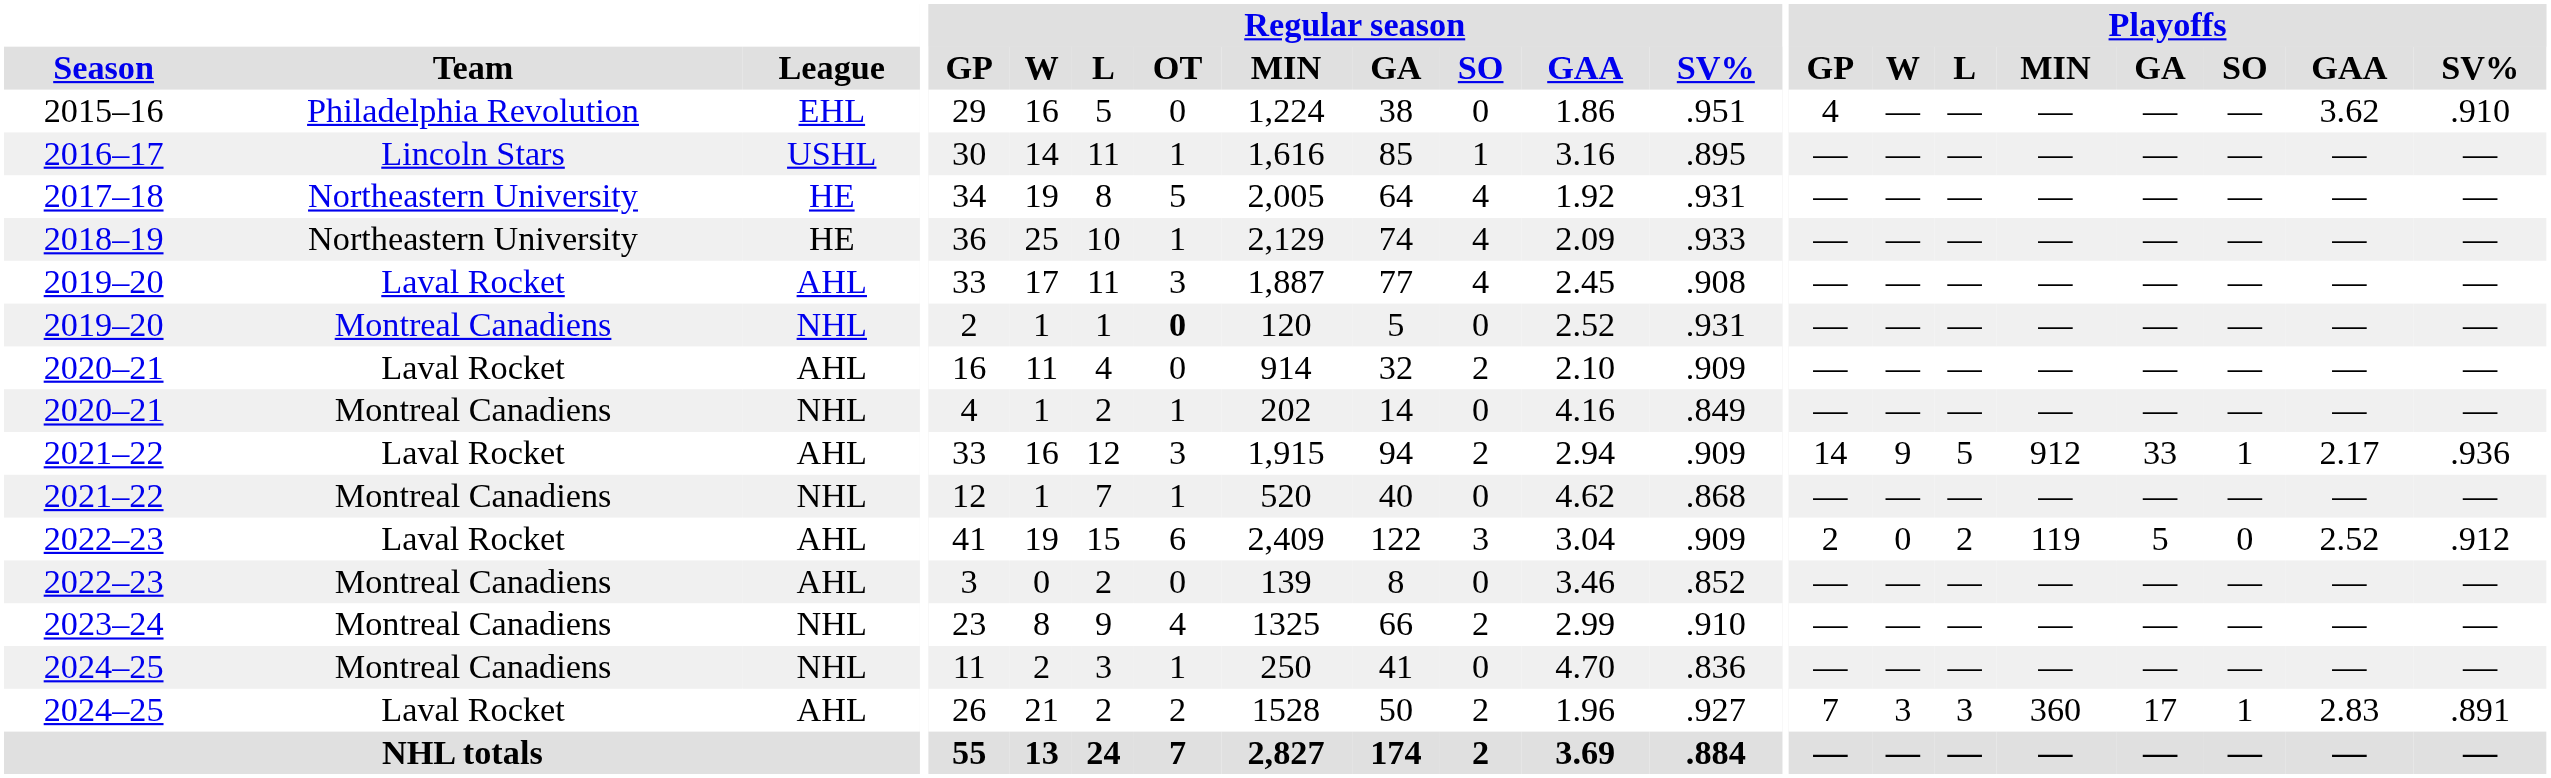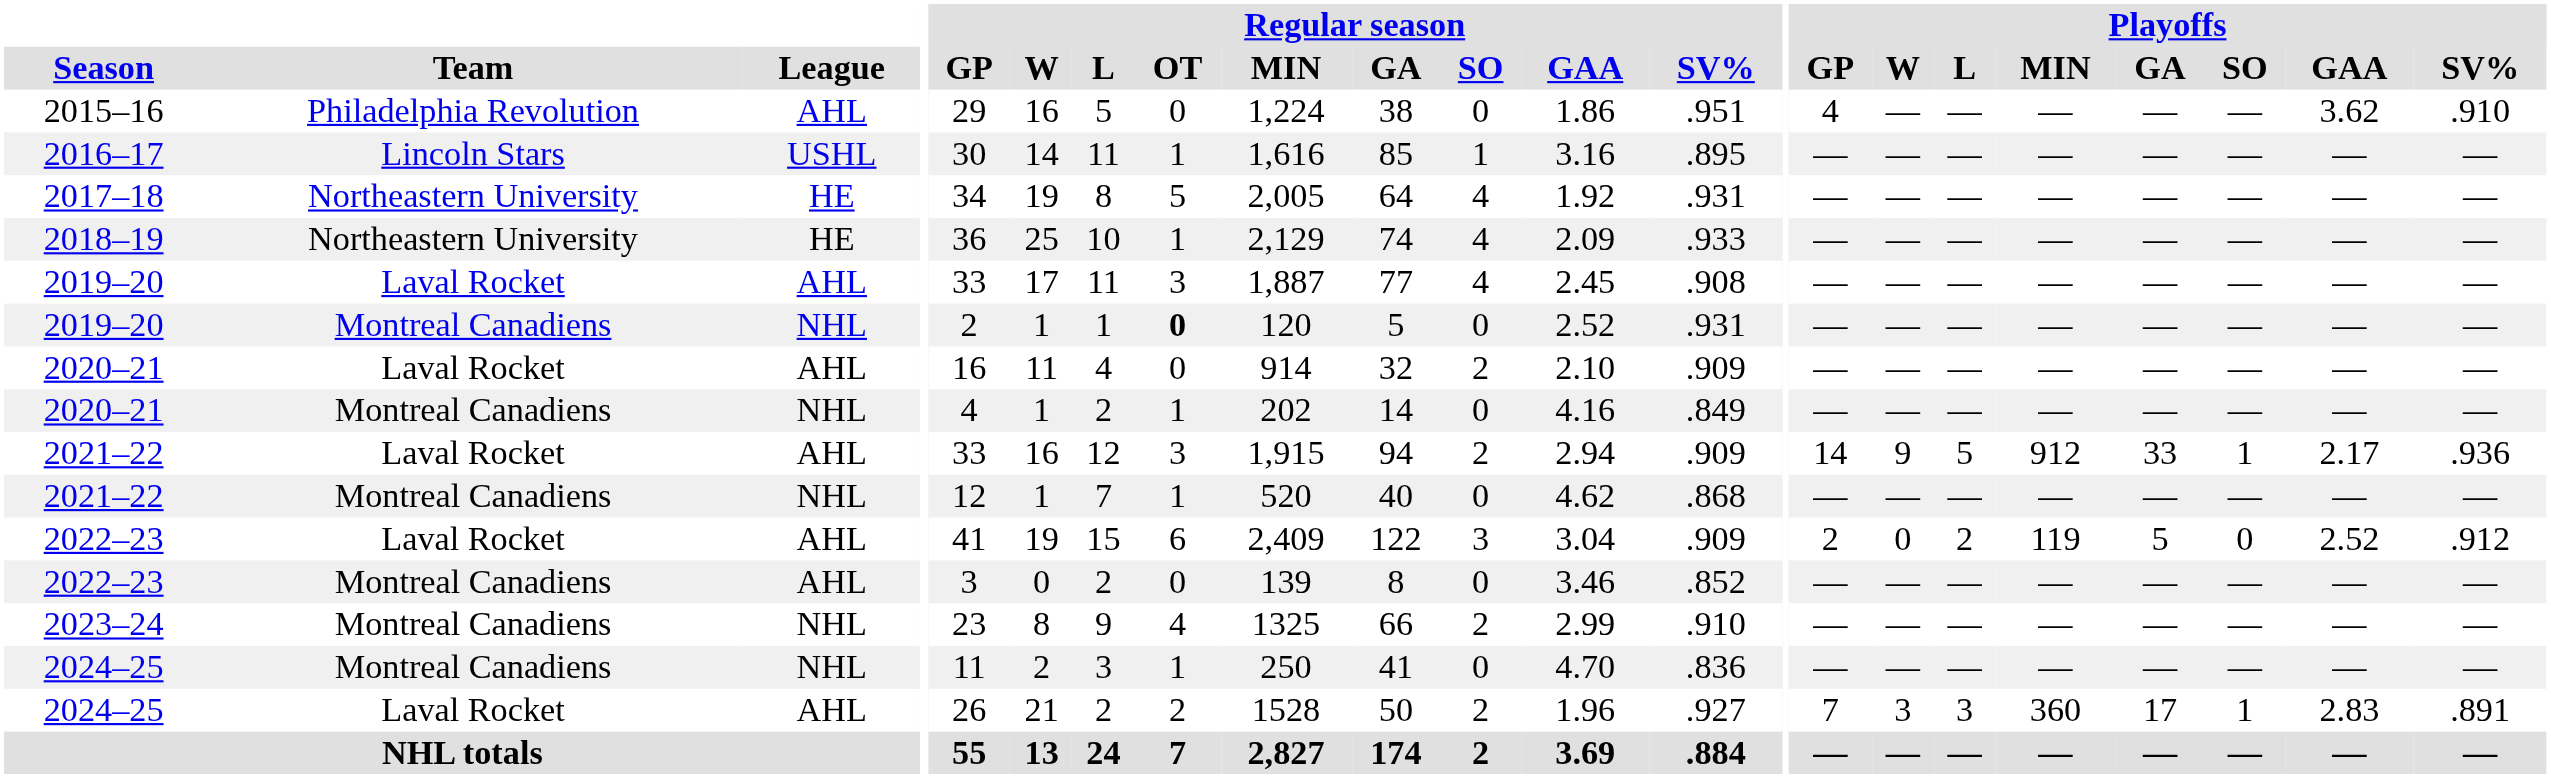(832, 110) EHL -> (832, 110) AHL
